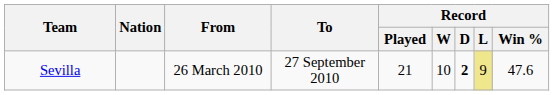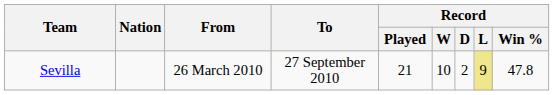(465, 70) bold -> (465, 70) normal
(520, 70) 47.6 -> (520, 70) 47.8
